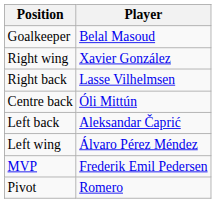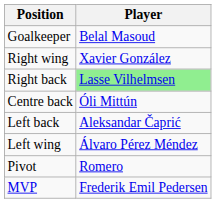(127, 79) no background -> (127, 79) lightgreen background
rows swapped: (22, 187) <-> (22, 166)
